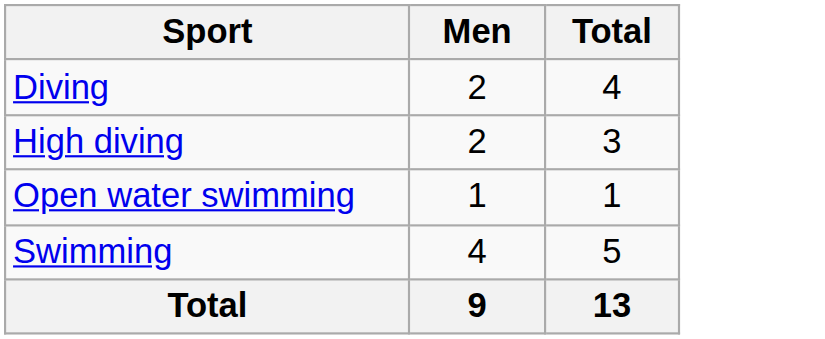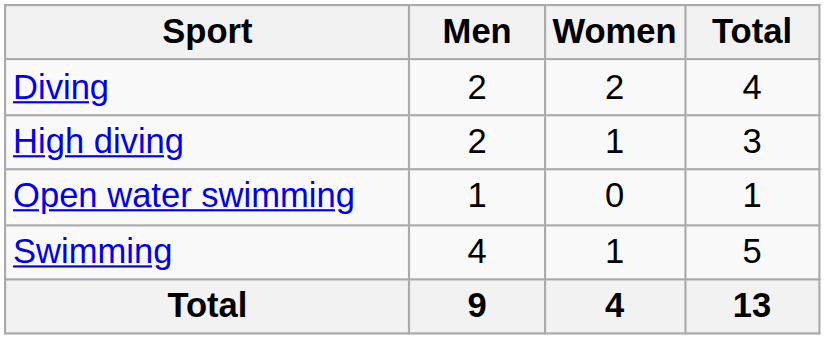+ column: (615, 31)
